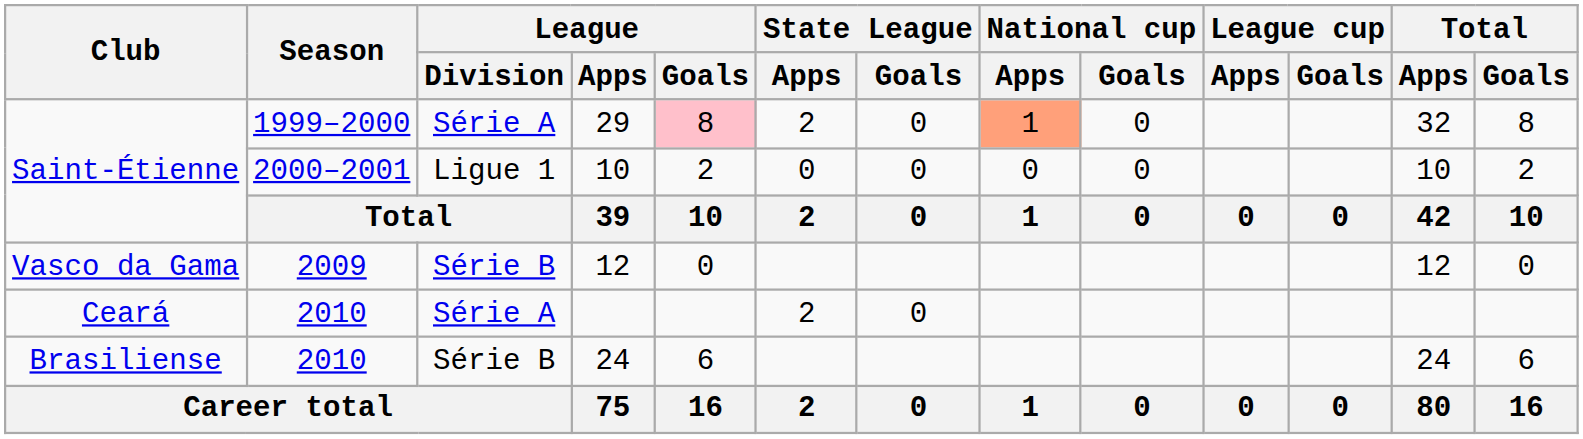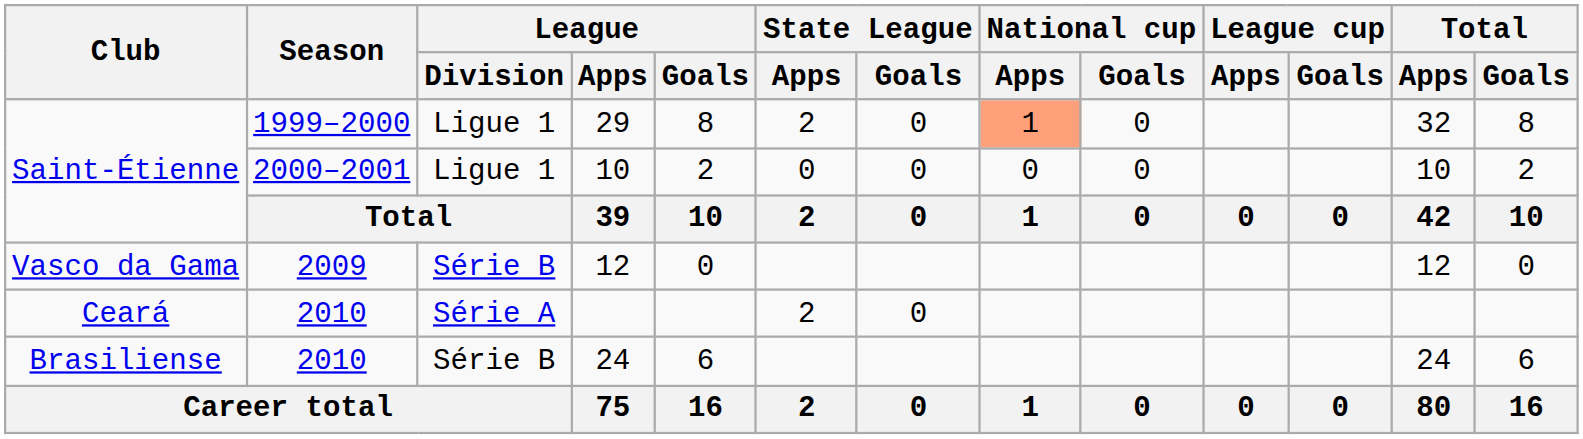(494, 124) Série A -> (494, 124) Ligue 1
(705, 124) pink background -> (705, 124) no background
